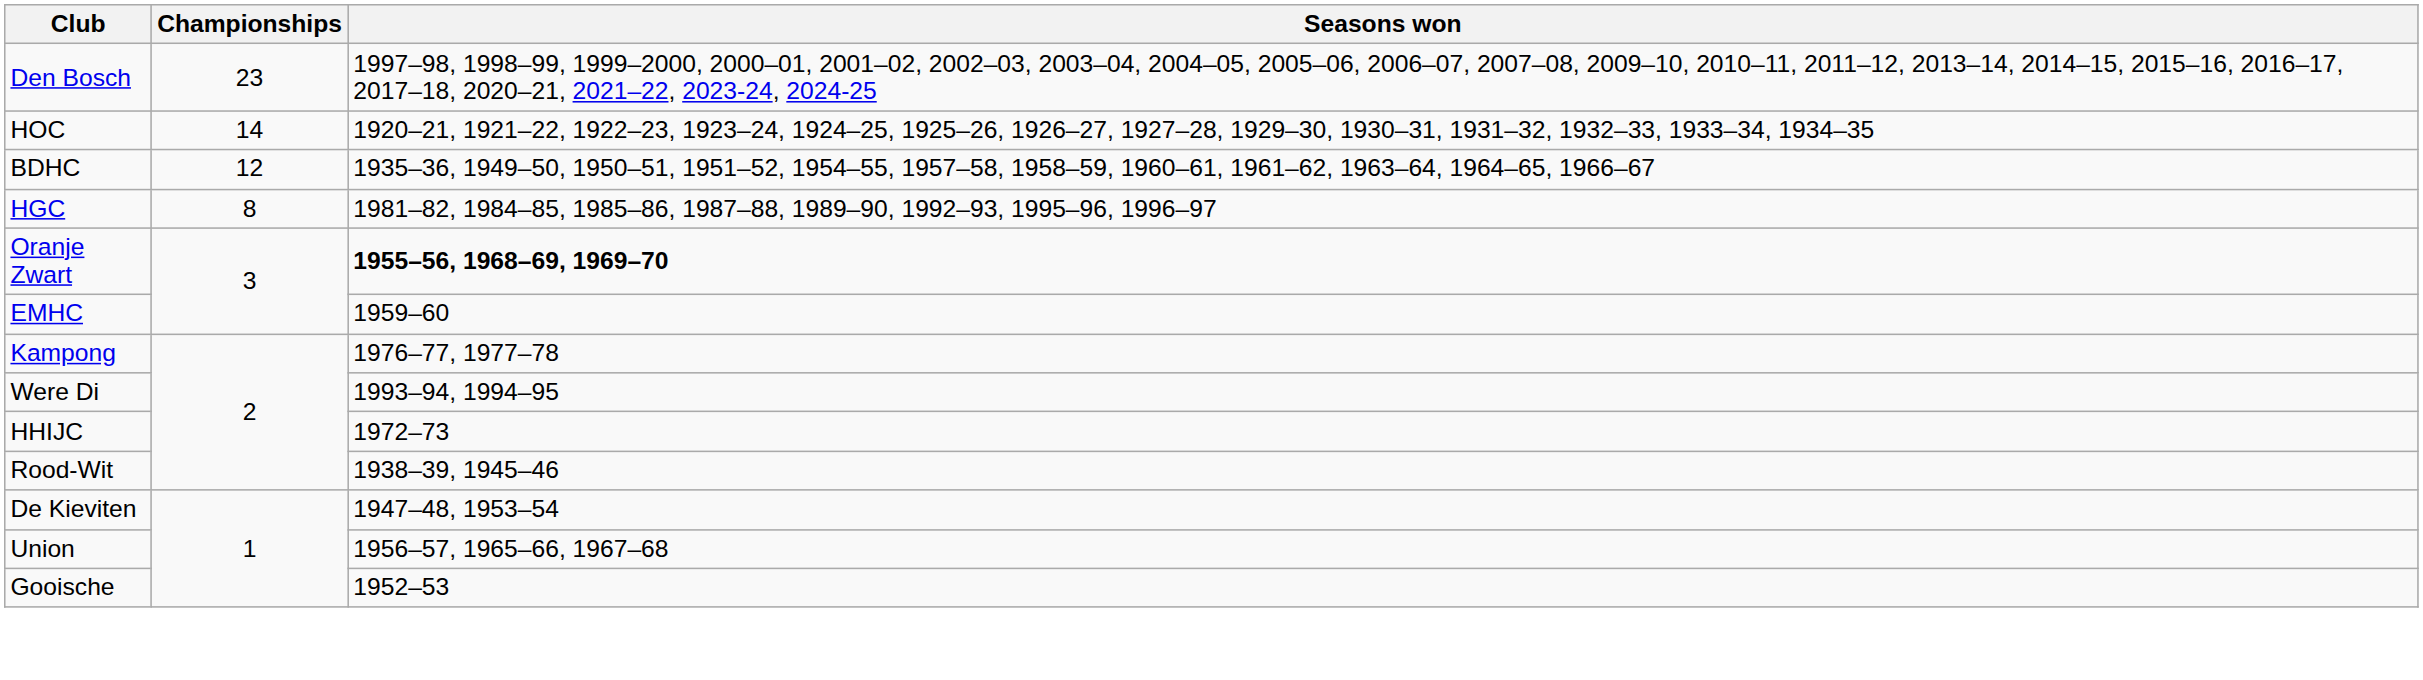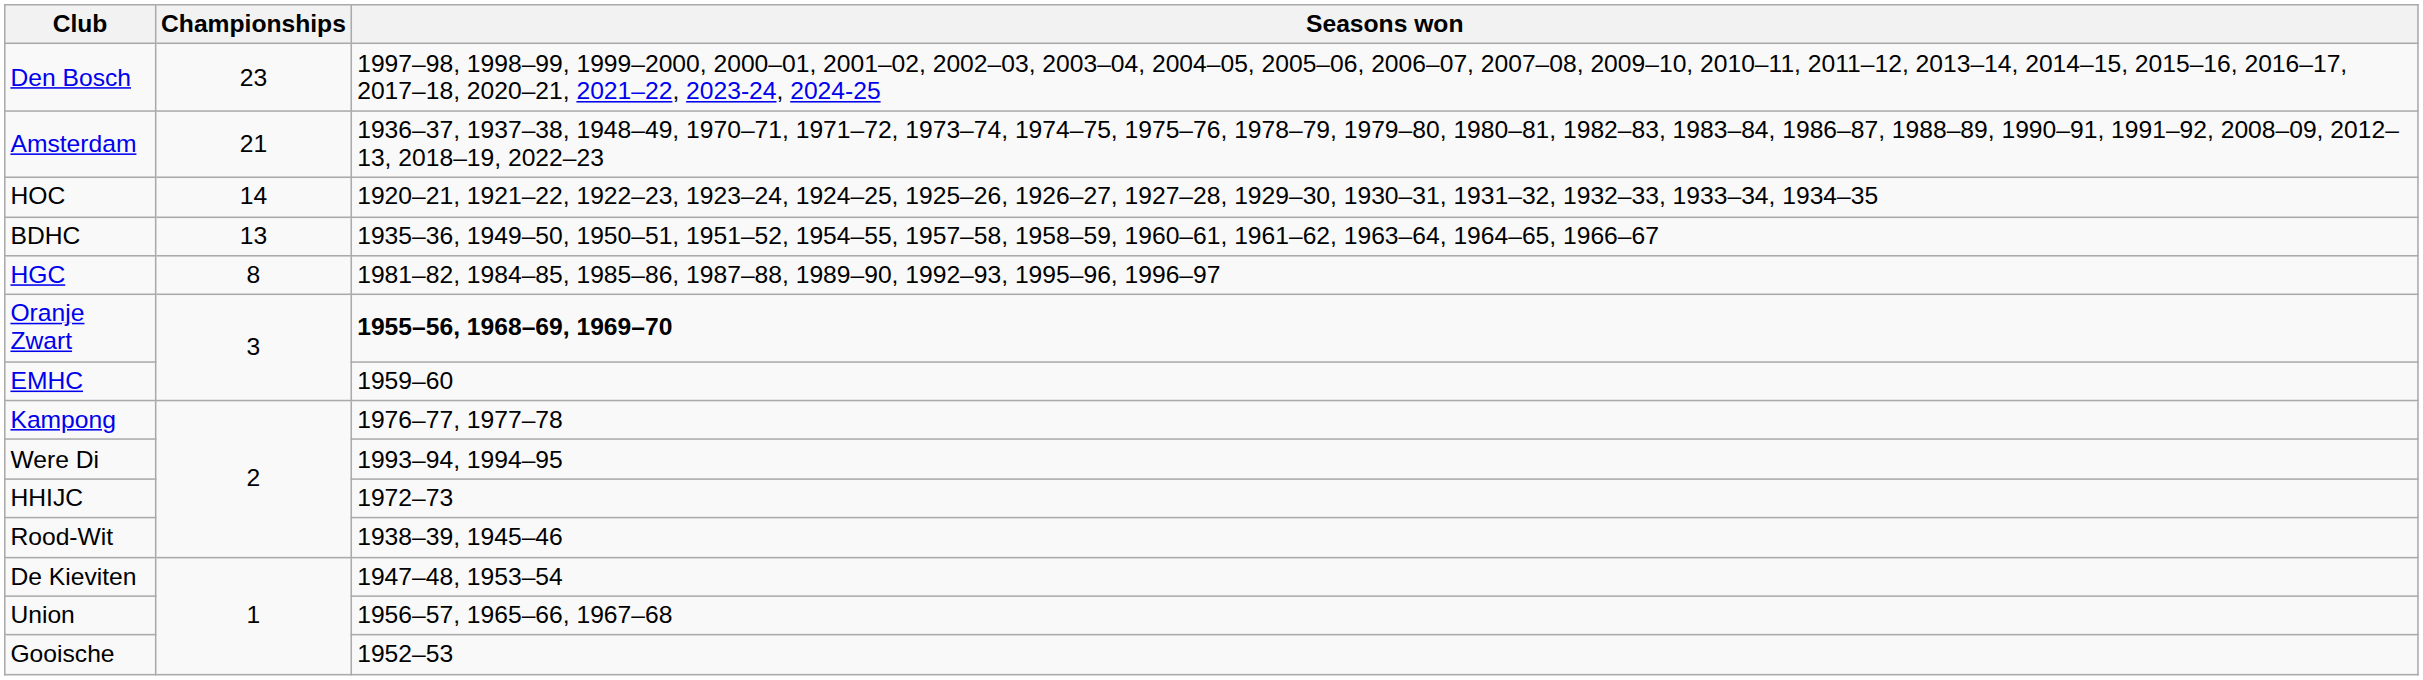+ row: (73, 143)
(250, 168) 12 -> (253, 235) 13
